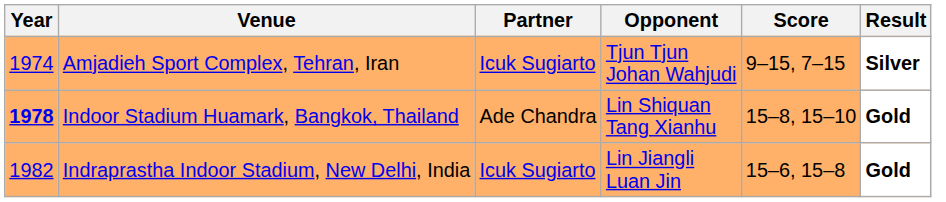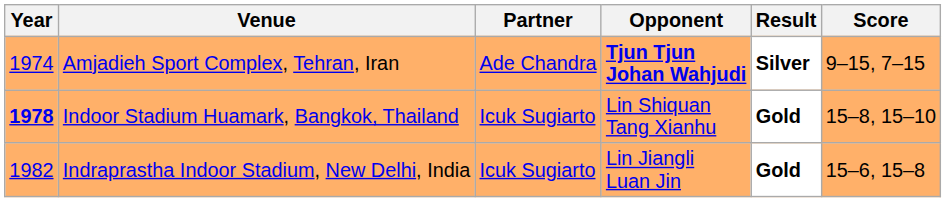columns swapped: (801, 21) <-> (896, 21)
(537, 63) Icuk Sugiarto -> (538, 63) Ade Chandra
(671, 63) normal -> (676, 63) bold
(538, 117) Ade Chandra -> (537, 117) Icuk Sugiarto
